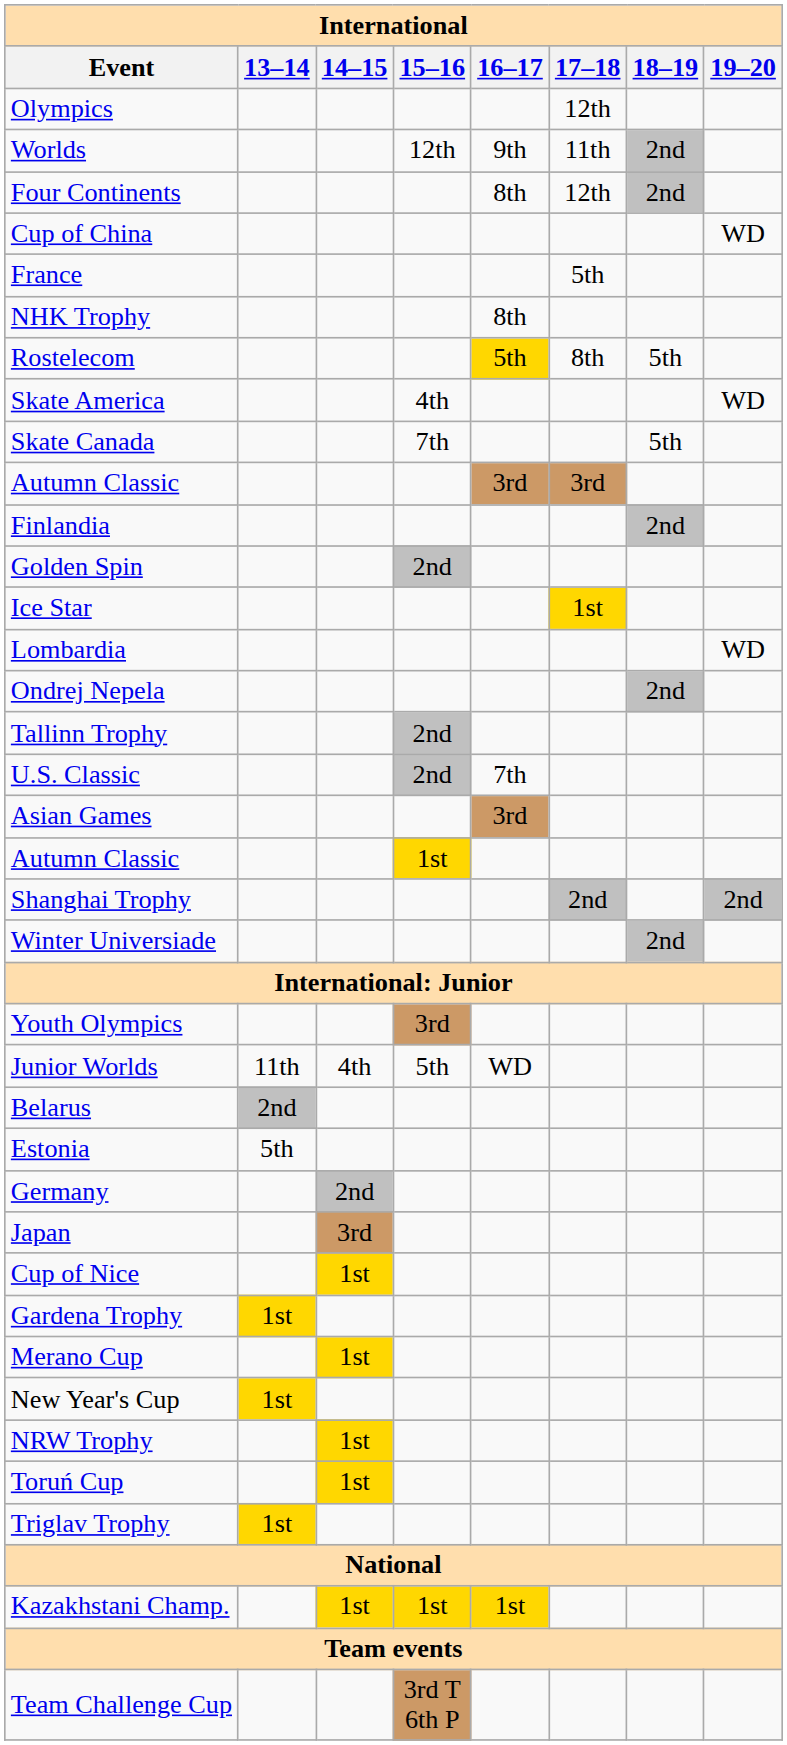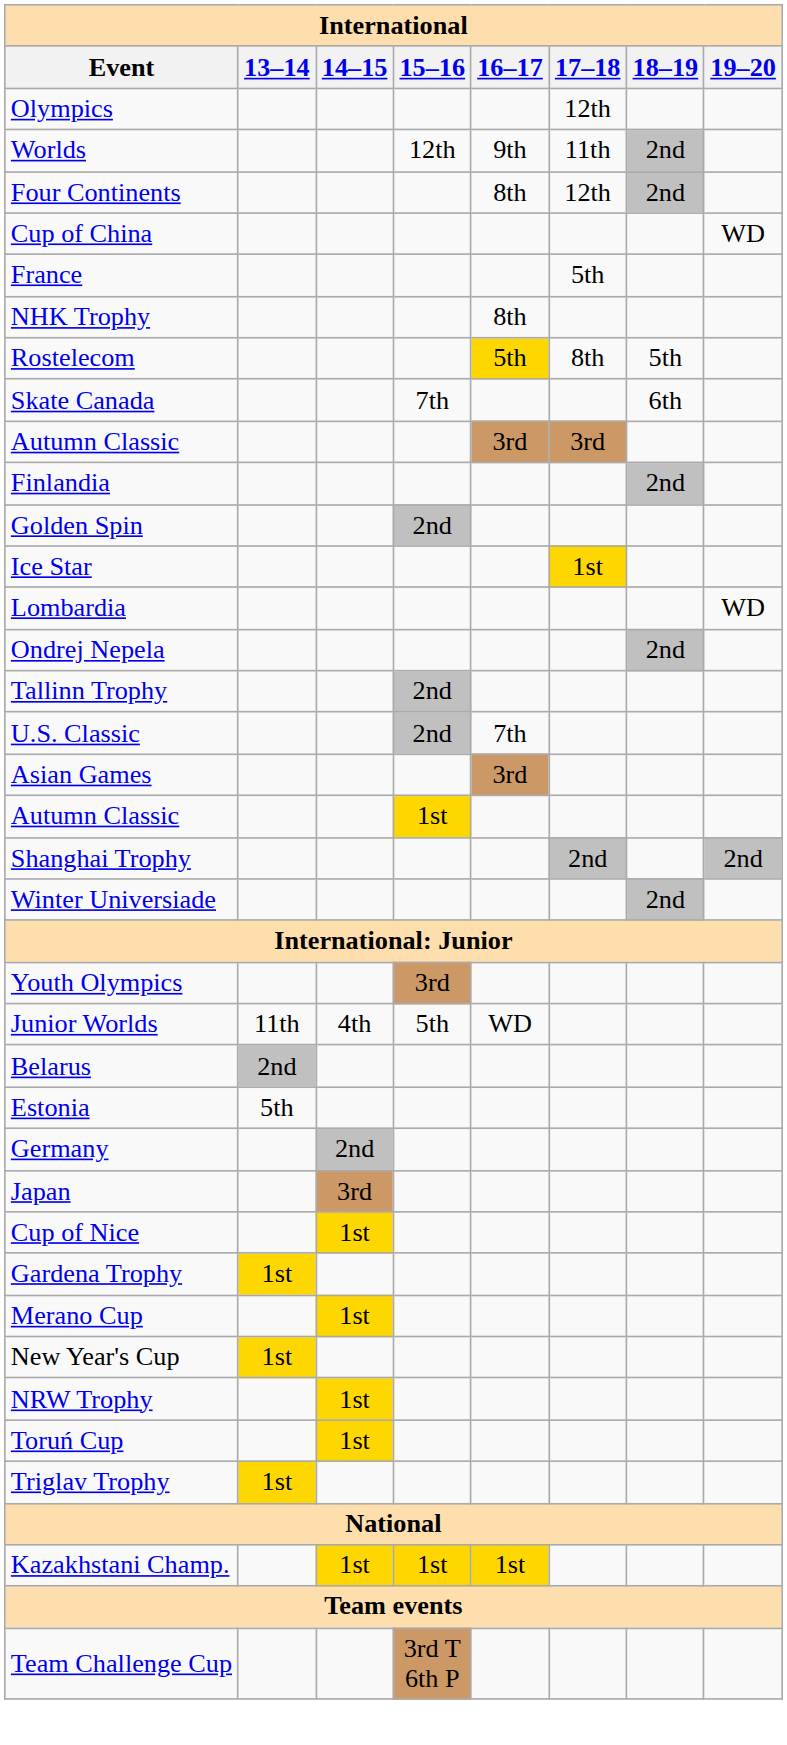- row: (88, 399)
(665, 441) 5th -> (665, 399) 6th
